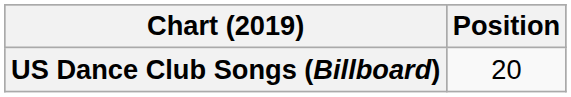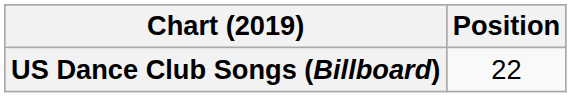(506, 69) 20 -> (506, 69) 22
